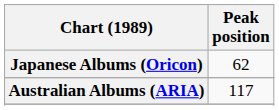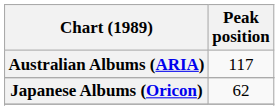rows swapped: (106, 90) <-> (106, 63)
